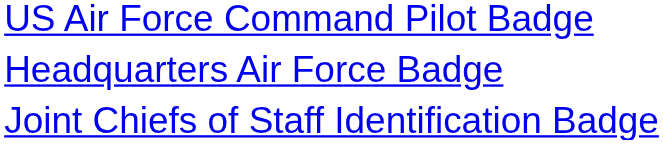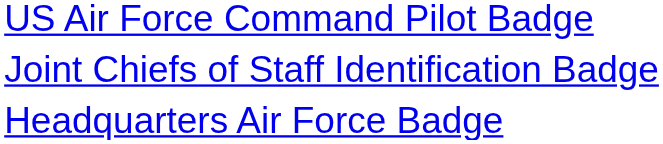rows swapped: (332, 120) <-> (254, 69)
